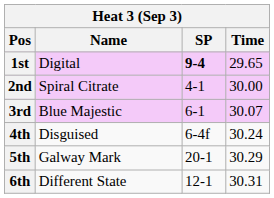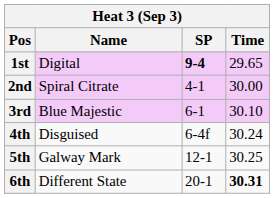(246, 110) 30.07 -> (246, 110) 30.10
(199, 157) 20-1 -> (199, 157) 12-1
(246, 157) 30.29 -> (246, 157) 30.25
(199, 181) 12-1 -> (199, 181) 20-1
(246, 181) normal -> (246, 181) bold
